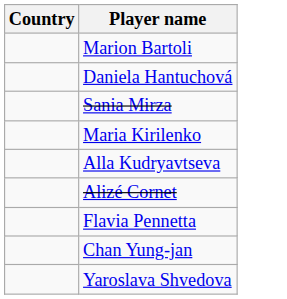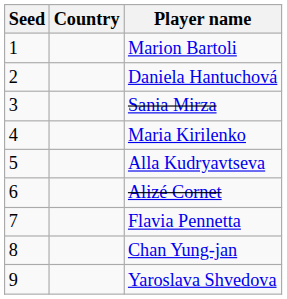+ column: (27, 18)
